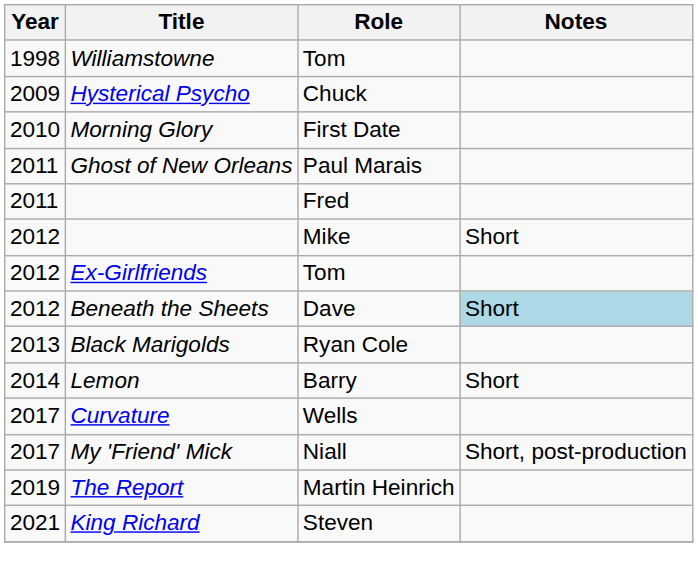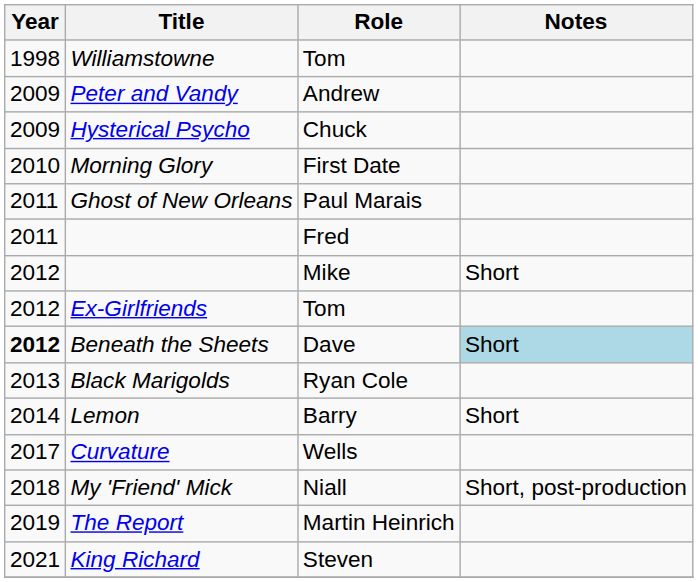+ row: (154, 93)
(35, 308) normal -> (35, 344) bold
(35, 451) 2017 -> (35, 487) 2018
